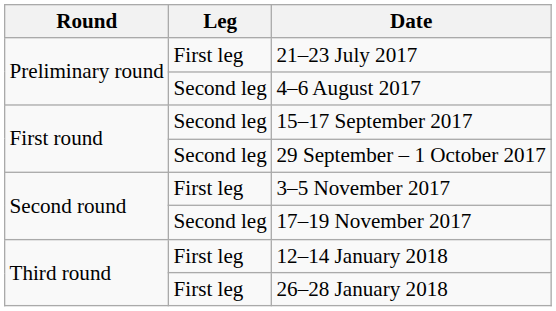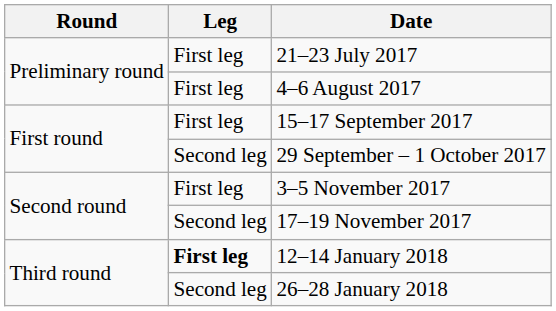(220, 88) Second leg -> (208, 88) First leg
(220, 121) Second leg -> (208, 121) First leg
(208, 255) normal -> (211, 255) bold
(208, 289) First leg -> (220, 289) Second leg
